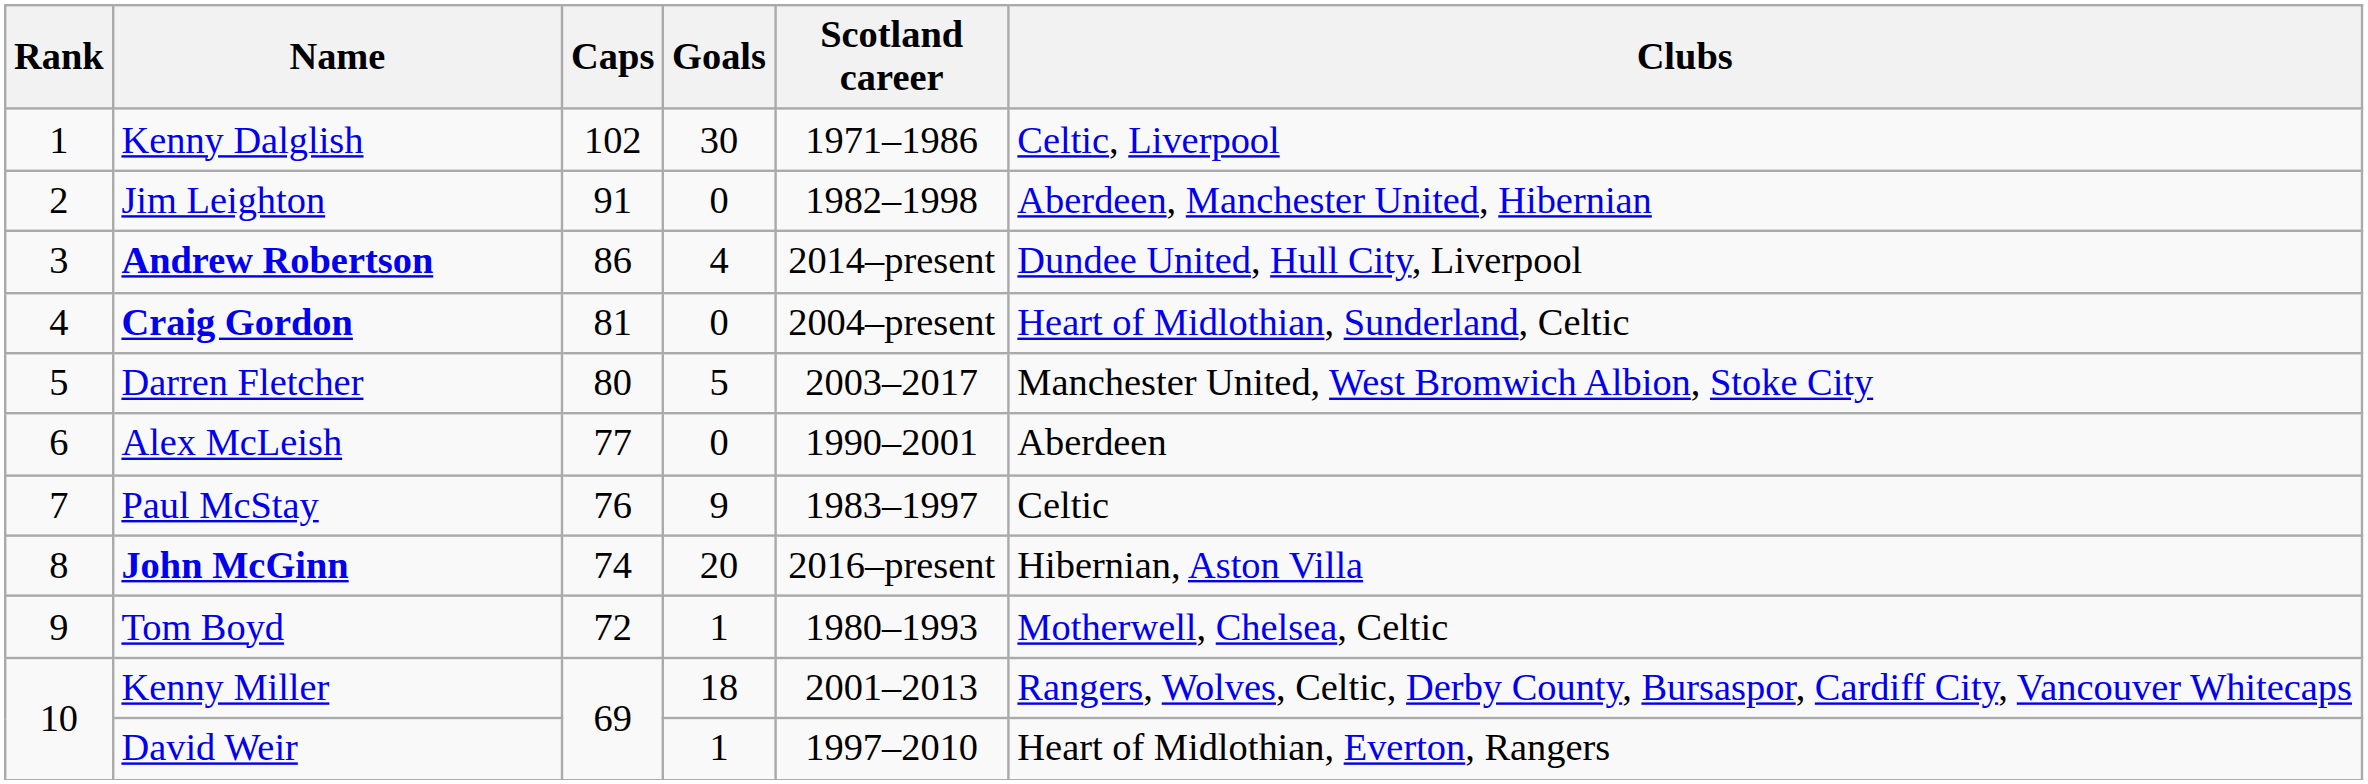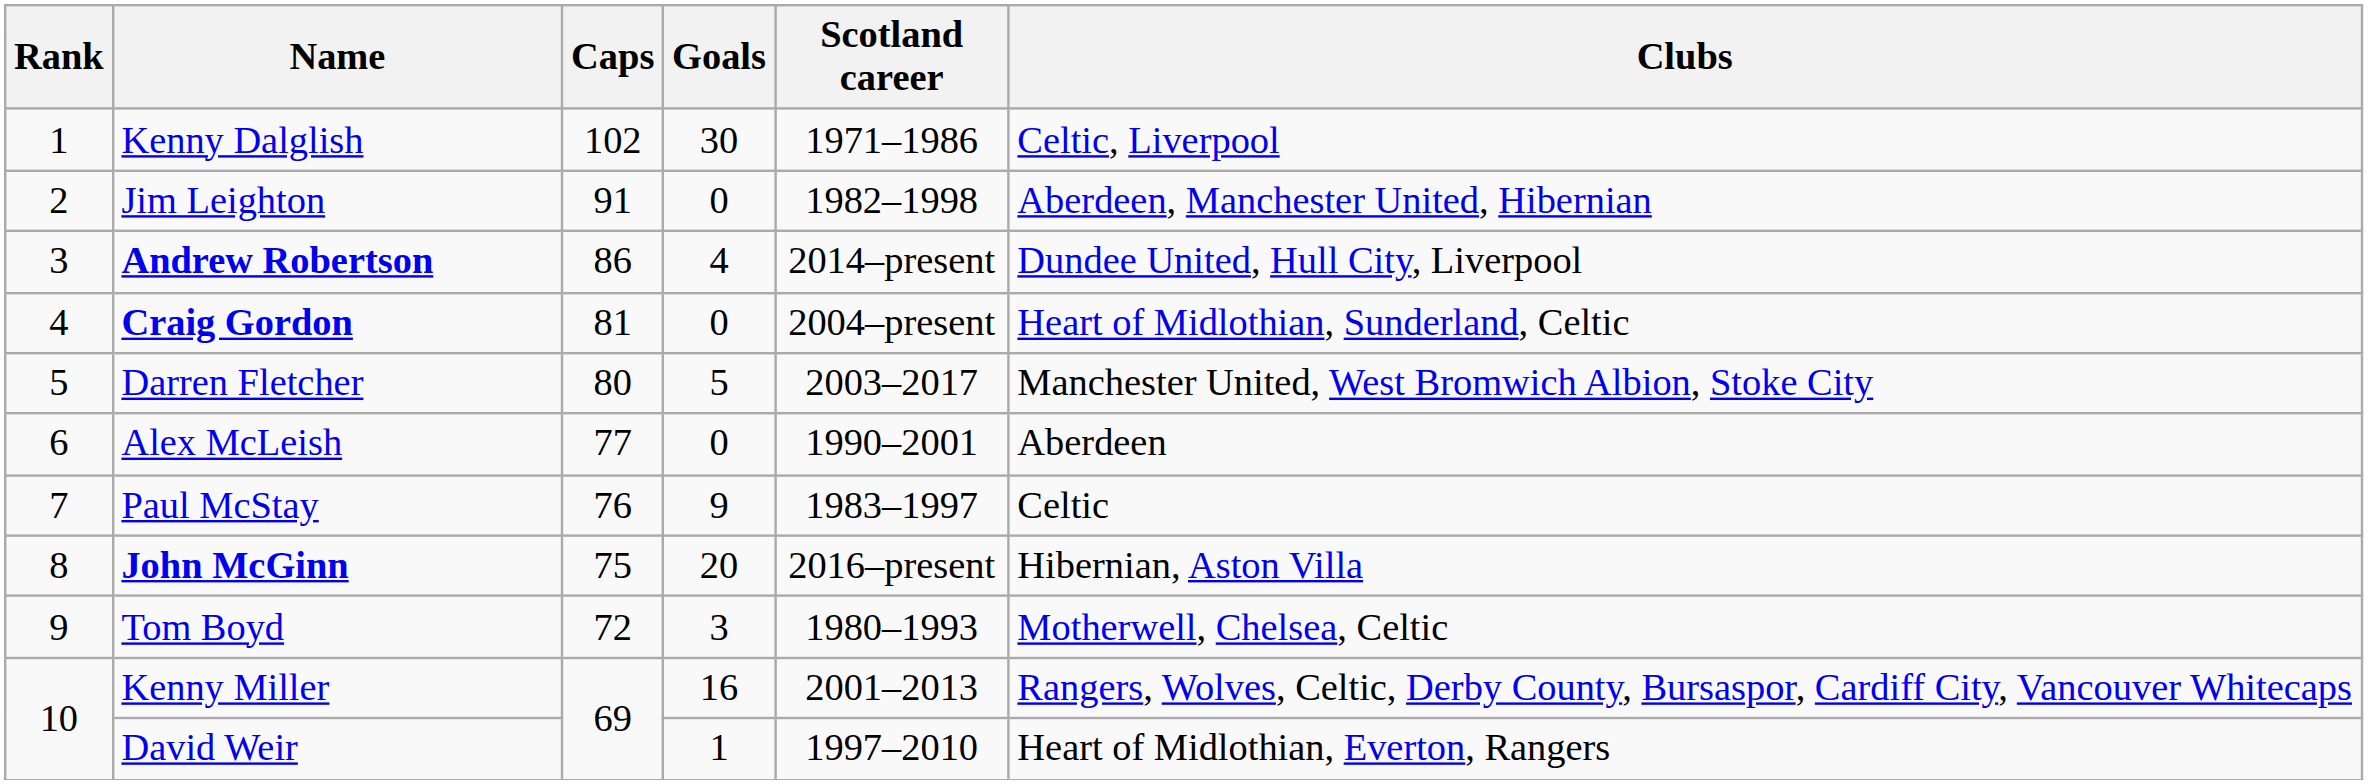(613, 565) 74 -> (613, 565) 75
(719, 626) 1 -> (719, 626) 3
(719, 687) 18 -> (719, 687) 16
